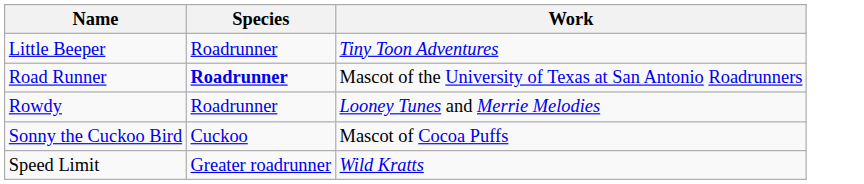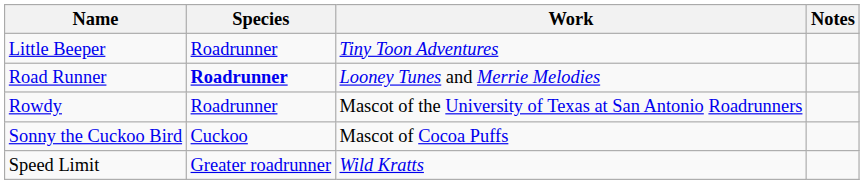+ column: (833, 19)
(571, 77) Mascot of the University of Texas at San Antonio Roadrunners -> (470, 77) Looney Tunes and Merrie Melodies
(470, 106) Looney Tunes and Merrie Melodies -> (571, 106) Mascot of the University of Texas at San Antonio Roadrunners
